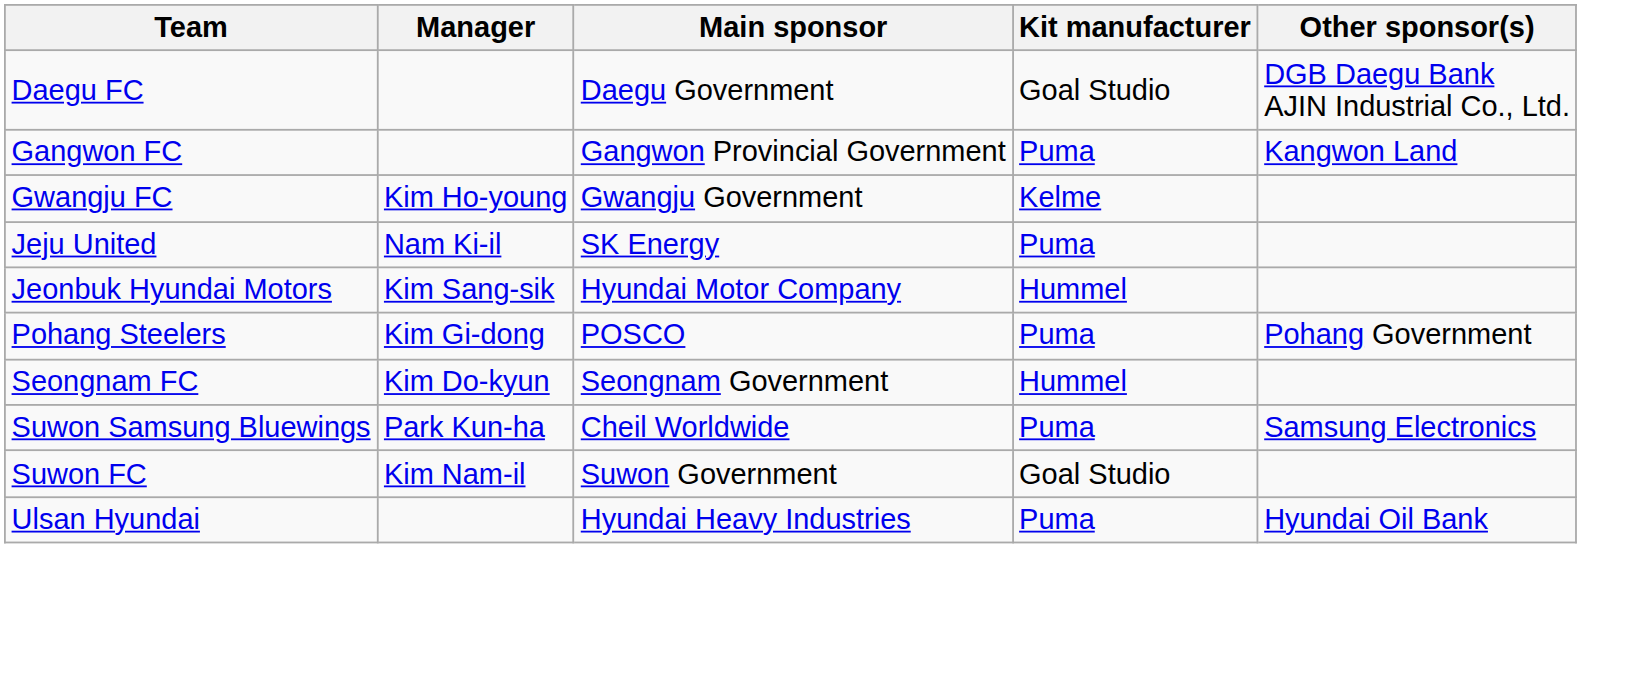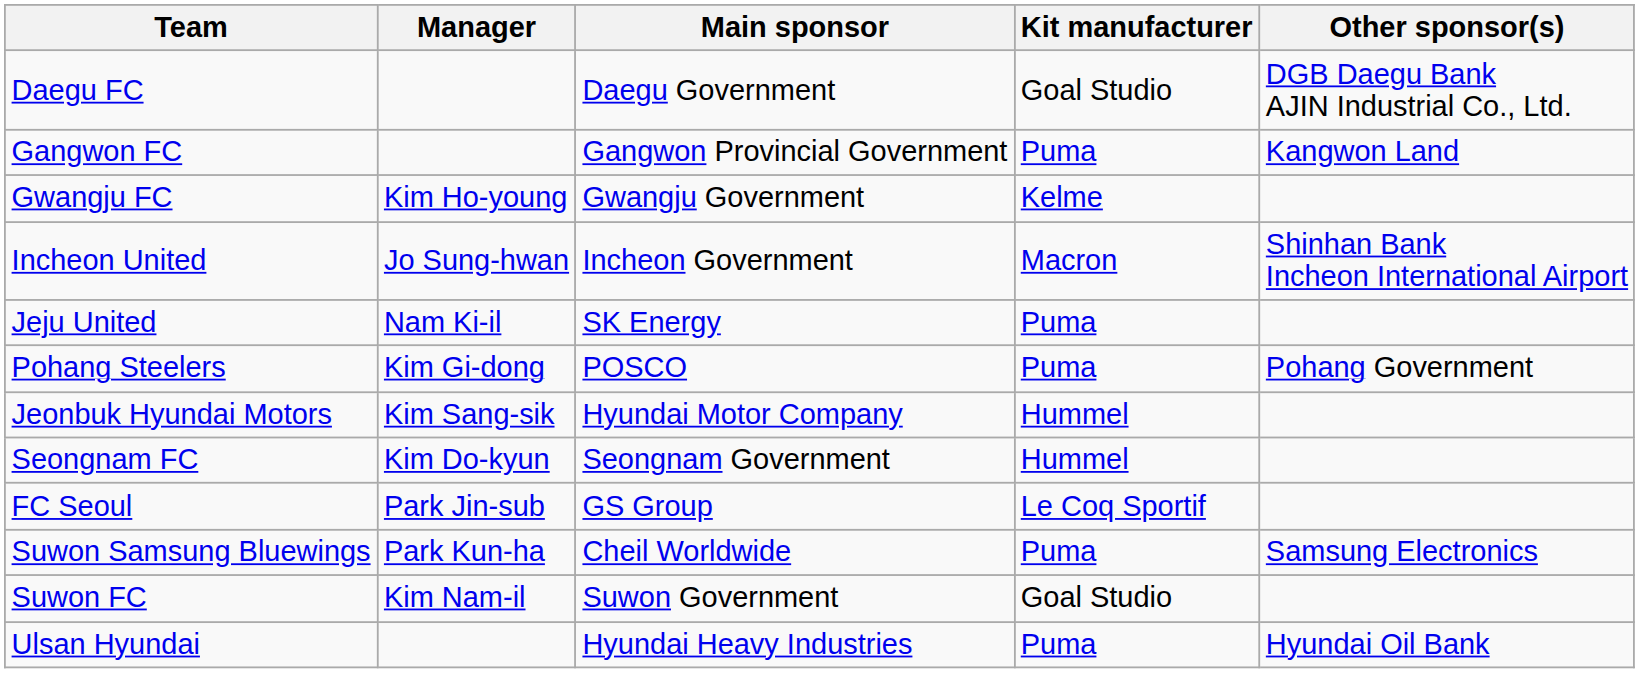+ row: (109, 260)
rows swapped: (172, 289) <-> (119, 335)
+ row: (72, 505)
